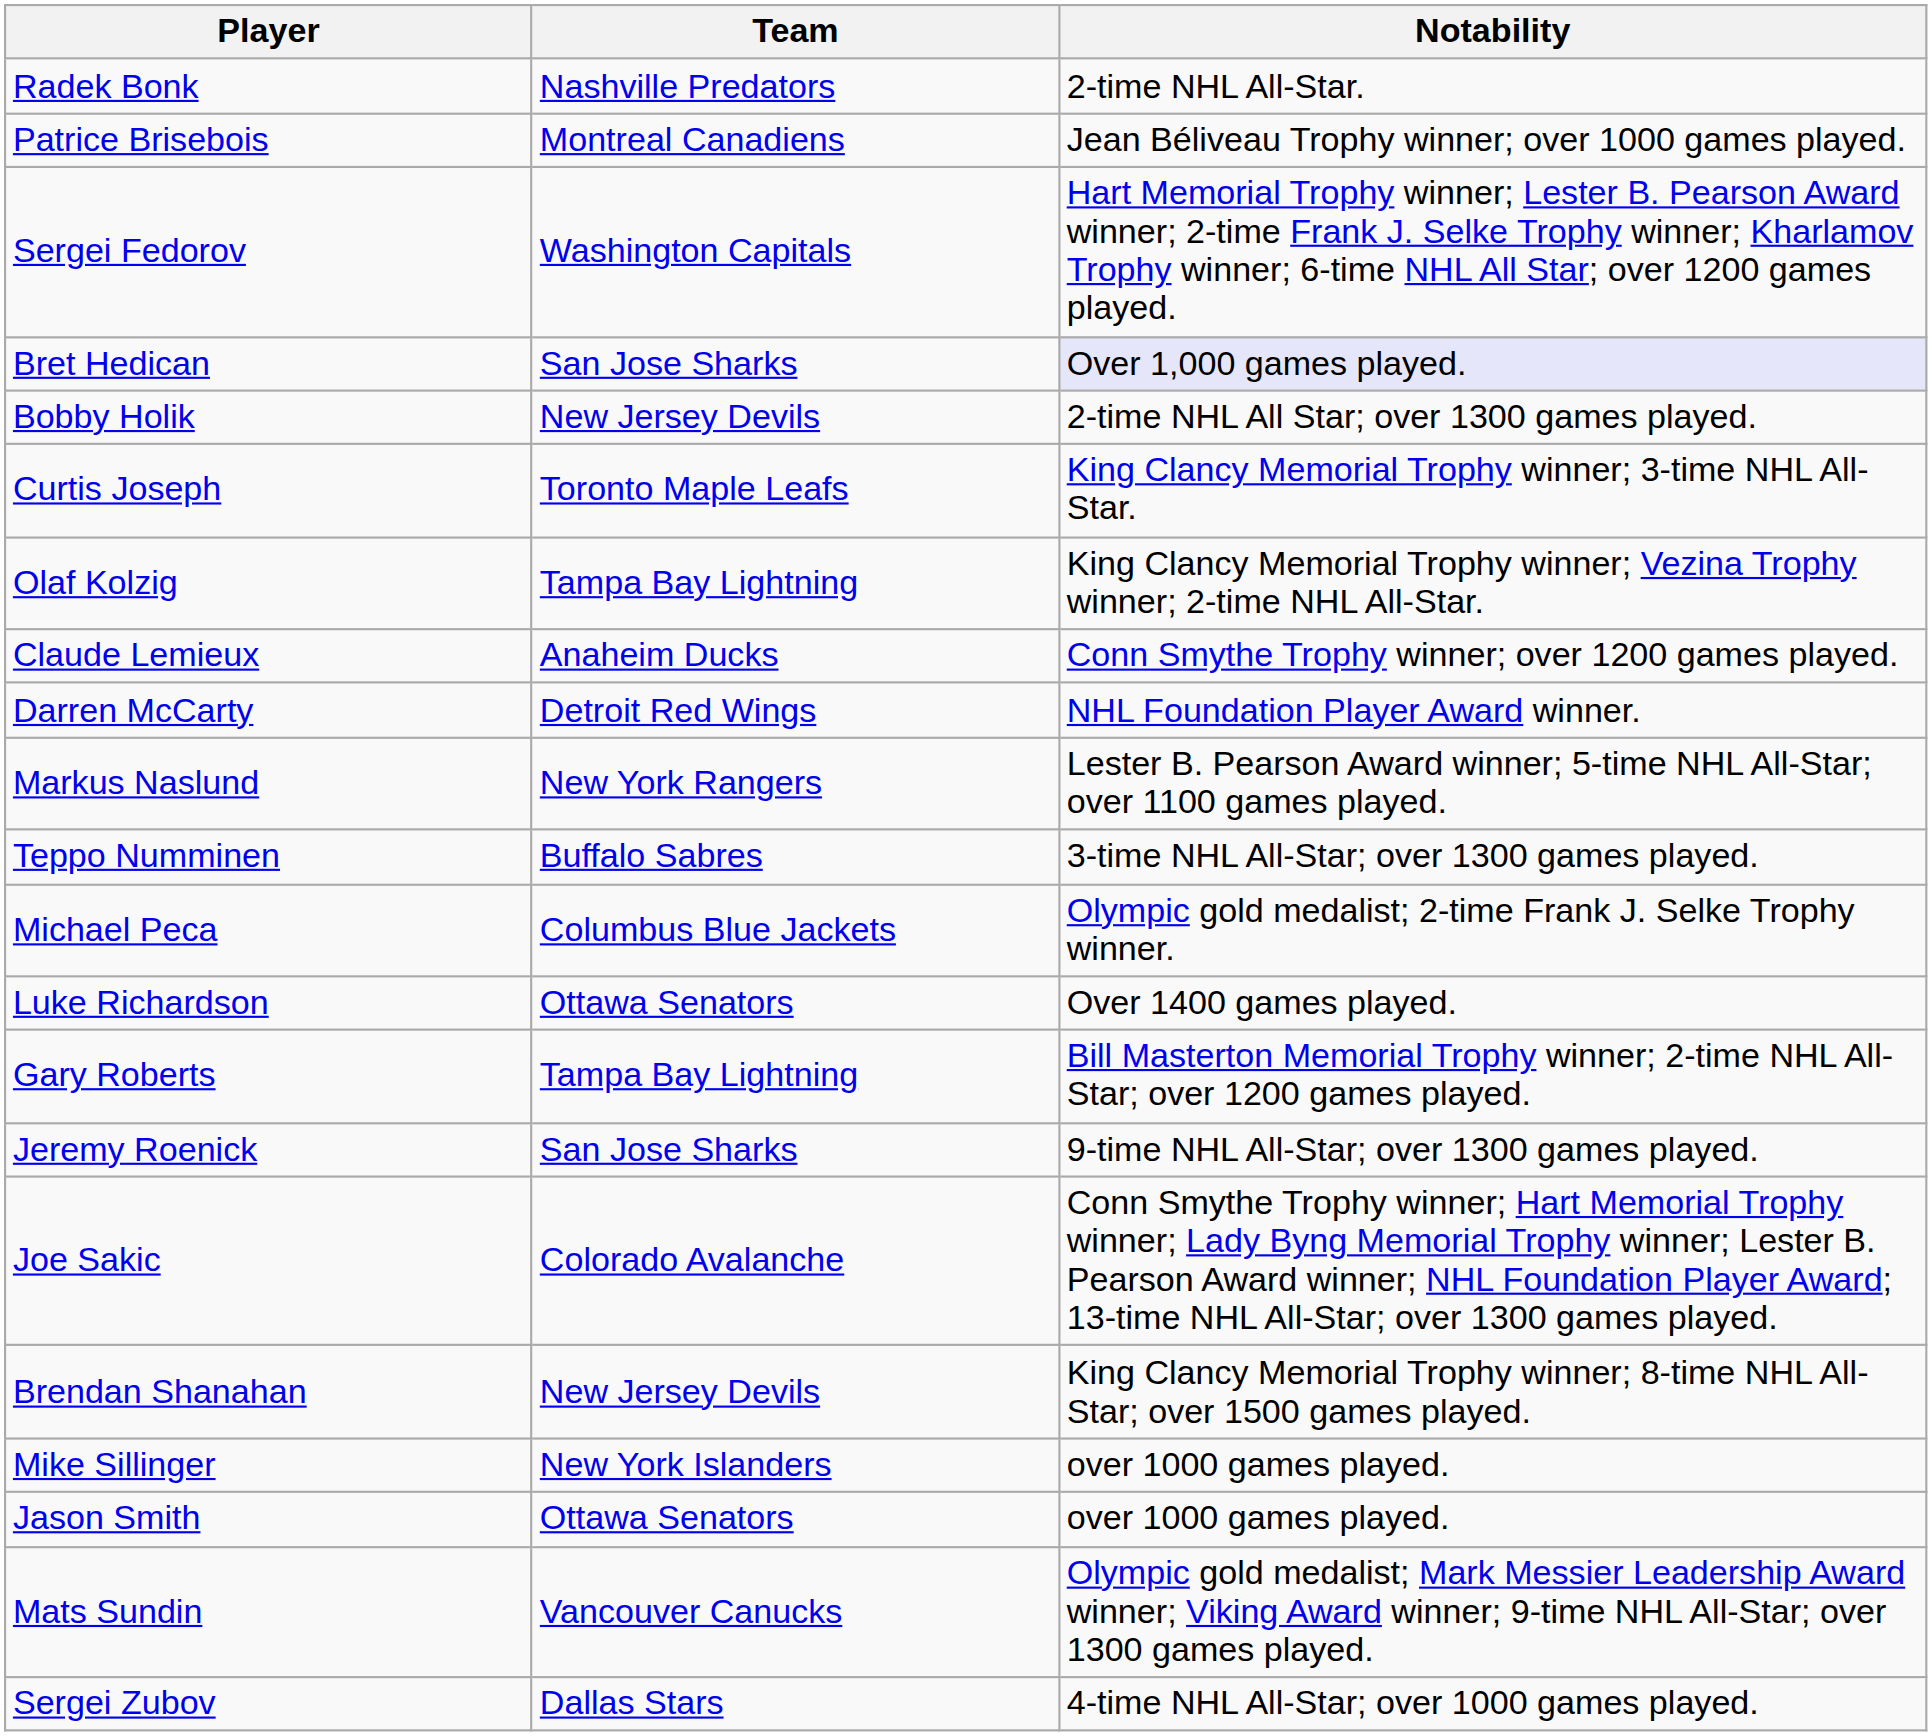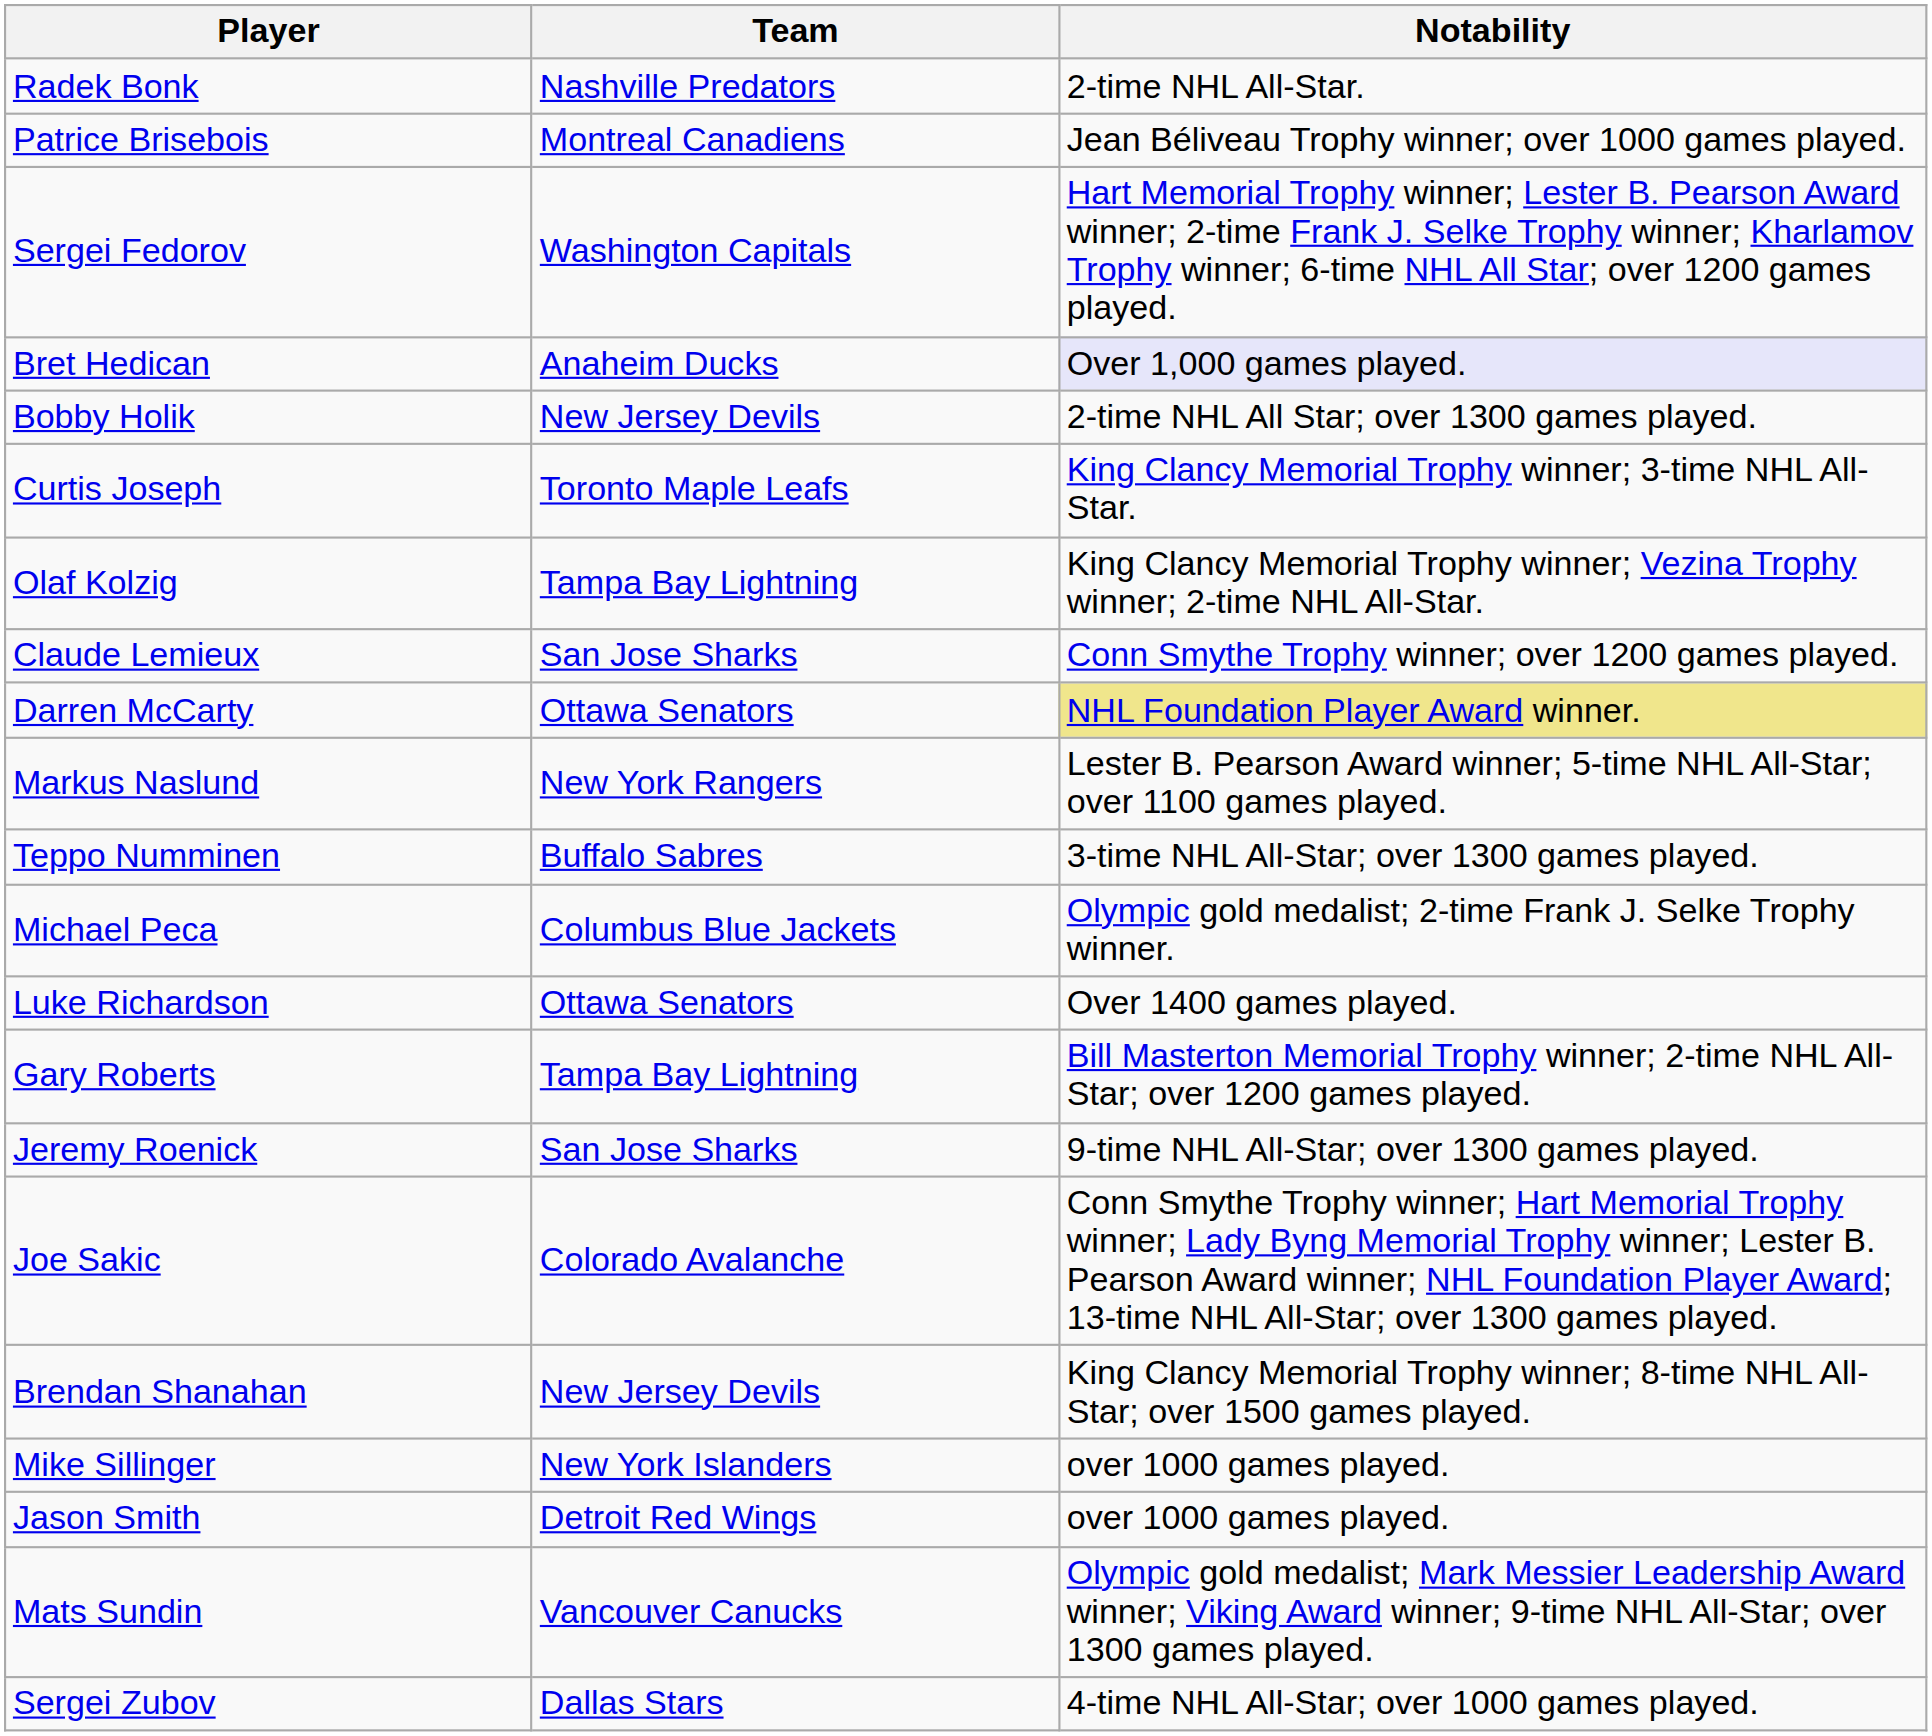(669, 362) San Jose Sharks -> (659, 362) Anaheim Ducks
(659, 655) Anaheim Ducks -> (669, 655) San Jose Sharks
(678, 709) Detroit Red Wings -> (667, 709) Ottawa Senators
(1354, 709) no background -> (1354, 709) khaki background
(667, 1518) Ottawa Senators -> (678, 1518) Detroit Red Wings
